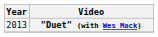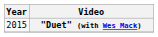(17, 25) 2013 -> (17, 25) 2015
